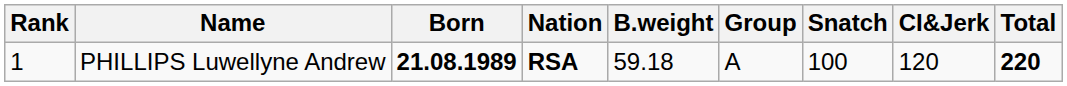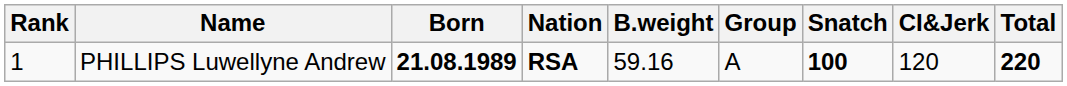(644, 61) 59.18 -> (644, 61) 59.16
(828, 61) normal -> (828, 61) bold
